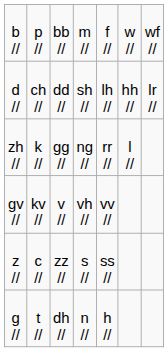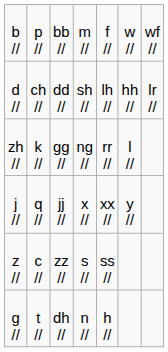+ row: (61, 212)
- row: (61, 212)
